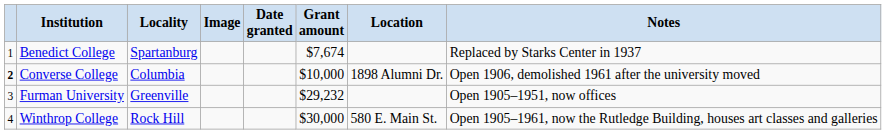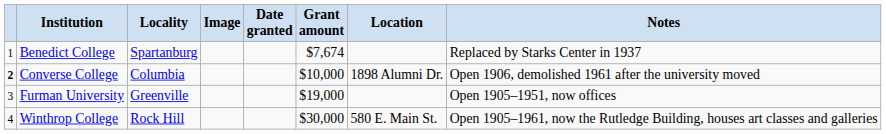(322, 96) $29,232 -> (322, 96) $19,000
